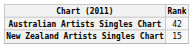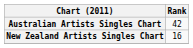(177, 37) 15 -> (177, 37) 16
